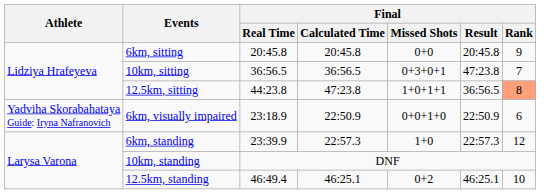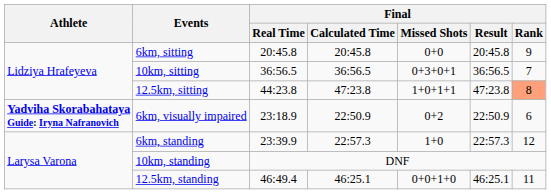(481, 71) 47:23.8 -> (491, 71) 36:56.5
(481, 90) 36:56.5 -> (491, 90) 47:23.8
(64, 115) normal -> (69, 115) bold
(424, 115) 0+0+1+0 -> (434, 115) 0+2
(424, 179) 0+2 -> (434, 179) 0+0+1+0
(519, 179) 10 -> (529, 179) 11
